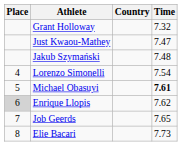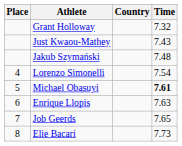(162, 42) 7.47 -> (162, 42) 7.43
(17, 103) lightgrey background -> (17, 103) no background
(162, 103) 7.62 -> (162, 103) 7.63
